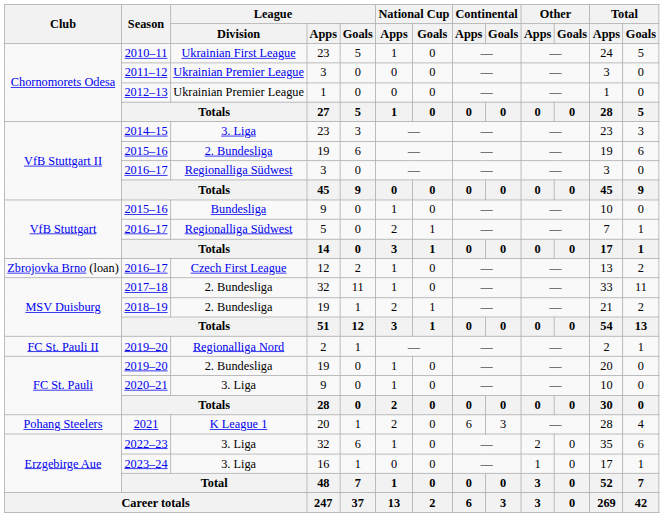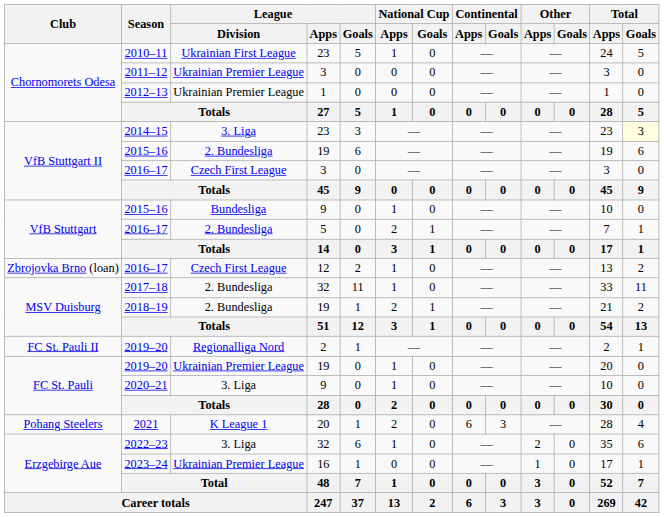(641, 131) no background -> (641, 131) lightyellow background
(239, 170) Regionalliga Südwest -> (239, 170) Czech First League
(239, 229) Regionalliga Südwest -> (239, 229) 2. Bundesliga
(239, 365) 2. Bundesliga -> (239, 365) Ukrainian Premier League
(239, 463) 3. Liga -> (239, 463) Ukrainian Premier League
